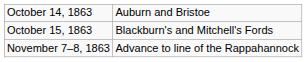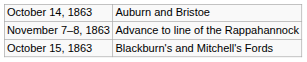rows swapped: (50, 30) <-> (58, 48)
